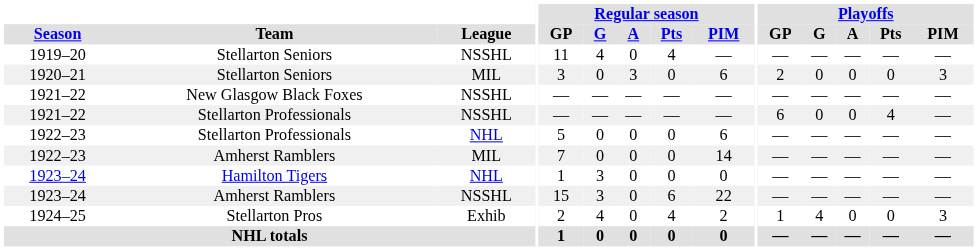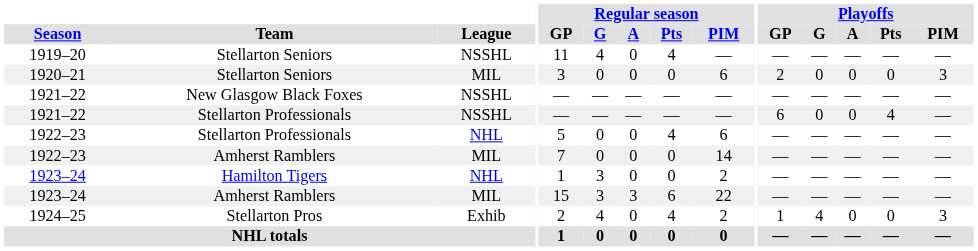(633, 74) 3 -> (633, 74) 0
(671, 135) 0 -> (671, 135) 4
(724, 175) 0 -> (724, 175) 2
(486, 195) NSSHL -> (486, 195) MIL
(633, 195) 0 -> (633, 195) 3
